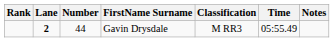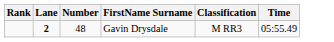- column: (314, 12)
(80, 28) 44 -> (80, 28) 48
